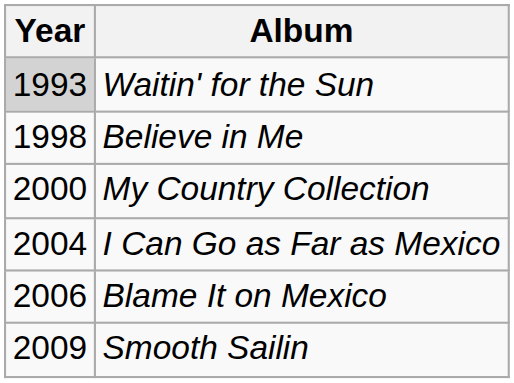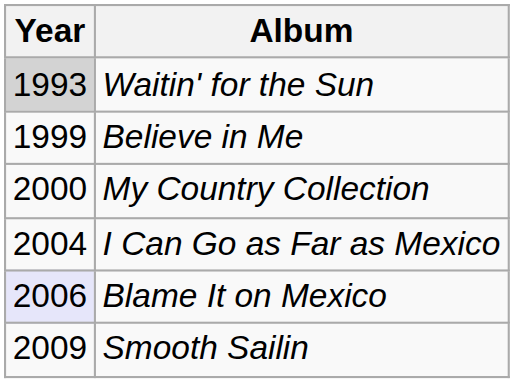(50, 137) 1998 -> (50, 137) 1999
(50, 296) no background -> (50, 296) lavender background
